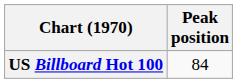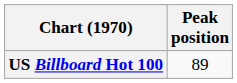(200, 64) 84 -> (200, 64) 89
